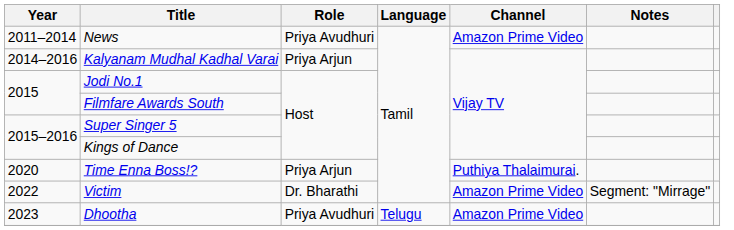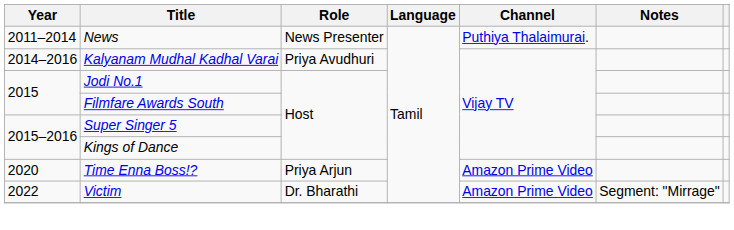(329, 37) Priya Avudhuri -> (334, 37) News Presenter
(518, 37) Amazon Prime Video -> (526, 37) Puthiya Thalaimurai.
(318, 59) Priya Arjun -> (329, 59) Priya Avudhuri
(516, 170) Puthiya Thalaimurai. -> (527, 170) Amazon Prime Video
- row: (110, 214)
